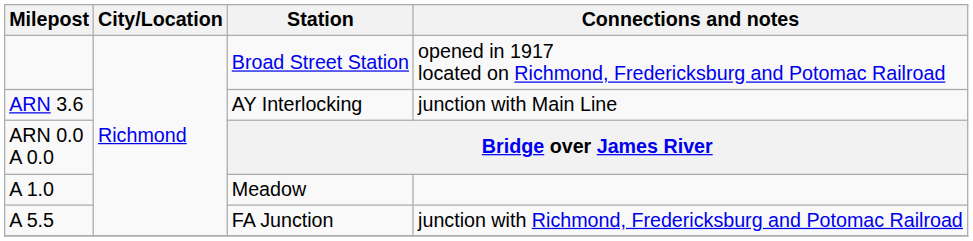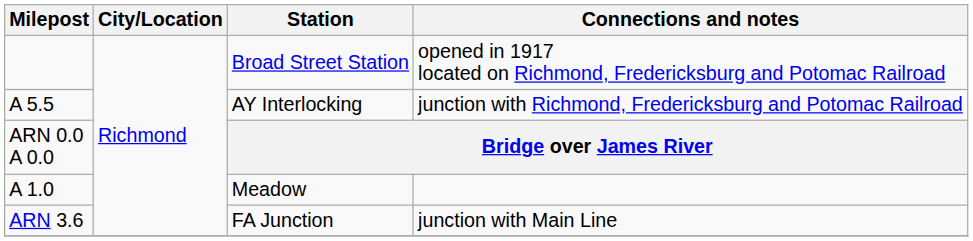(46, 104) ARN 3.6 -> (32, 104) A 5.5
(518, 104) junction with Main Line -> (690, 104) junction with Richmond, Fredericksburg and Potomac Railroad
(32, 220) A 5.5 -> (46, 220) ARN 3.6
(690, 220) junction with Richmond, Fredericksburg and Potomac Railroad -> (518, 220) junction with Main Line
